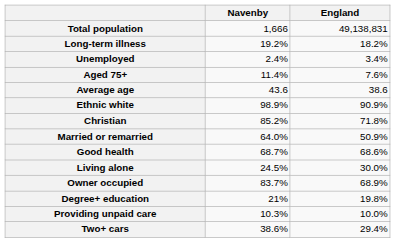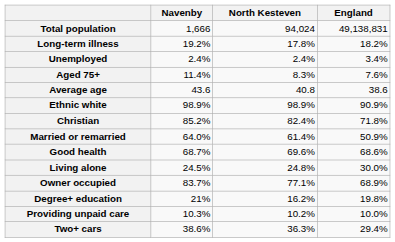+ column: (265, 12)
